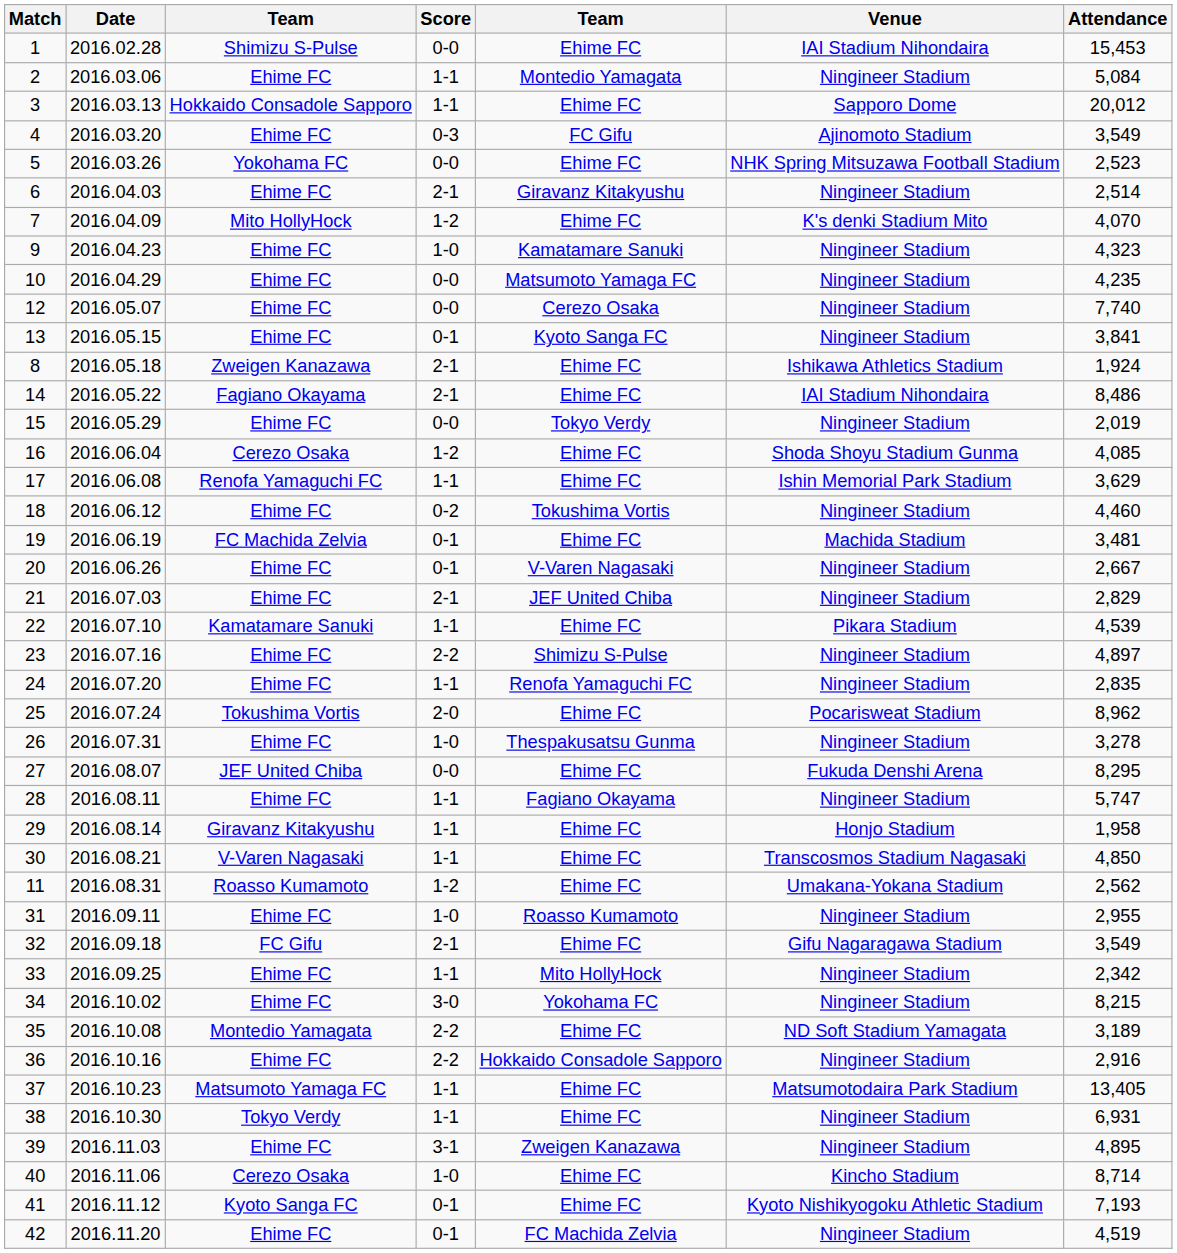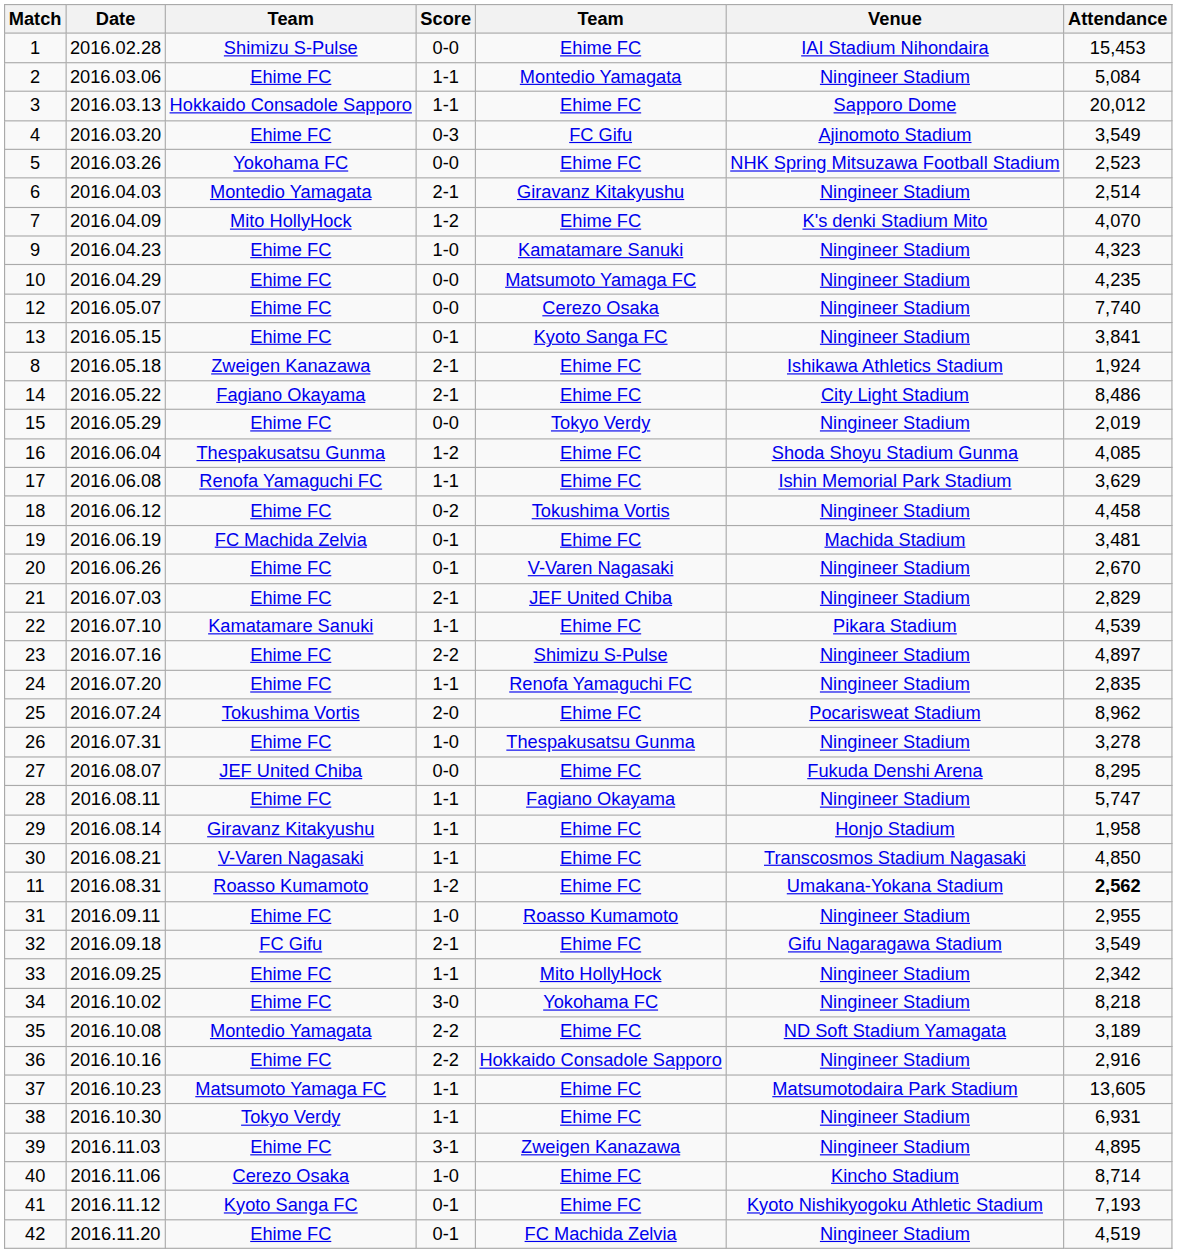(291, 192) Ehime FC -> (291, 192) Montedio Yamagata
(895, 395) IAI Stadium Nihondaira -> (895, 395) City Light Stadium
(291, 452) Cerezo Osaka -> (291, 452) Thespakusatsu Gunma
(1118, 510) 4,460 -> (1118, 510) 4,458
(1118, 568) 2,667 -> (1118, 568) 2,670
(1118, 886) normal -> (1118, 886) bold
(1118, 1002) 8,215 -> (1118, 1002) 8,218
(1118, 1089) 13,405 -> (1118, 1089) 13,605
